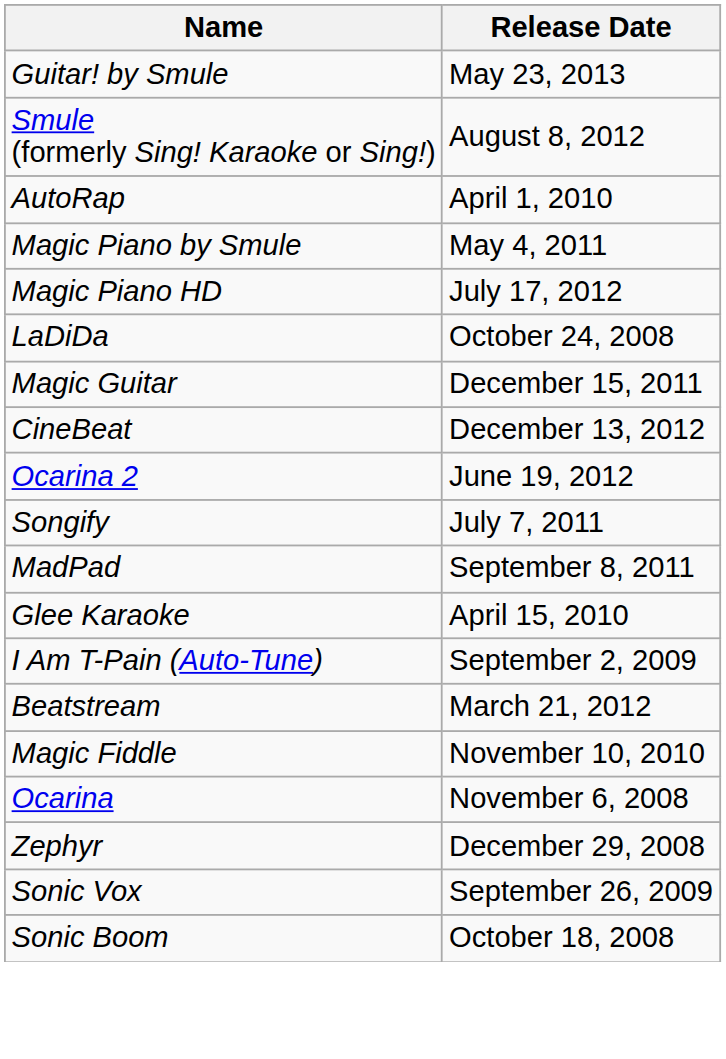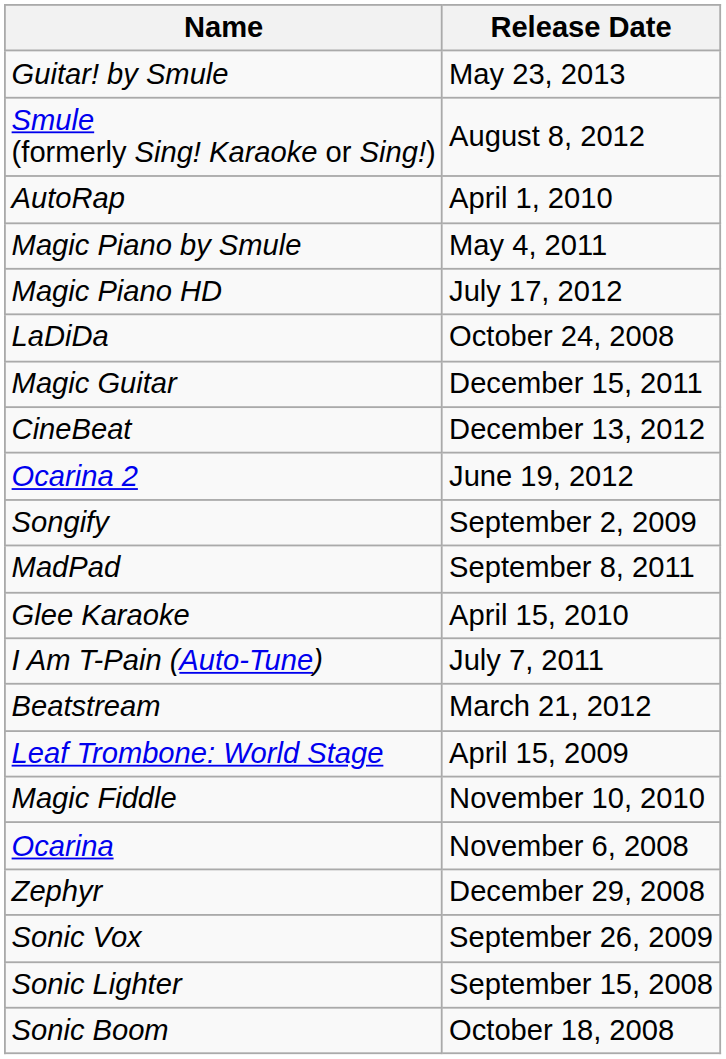(527, 522) July 7, 2011 -> (573, 522) September 2, 2009
(573, 660) September 2, 2009 -> (527, 660) July 7, 2011
+ row: (197, 753)
+ row: (97, 984)
